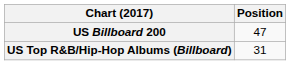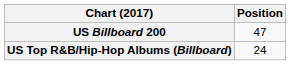(260, 50) 31 -> (260, 50) 24
